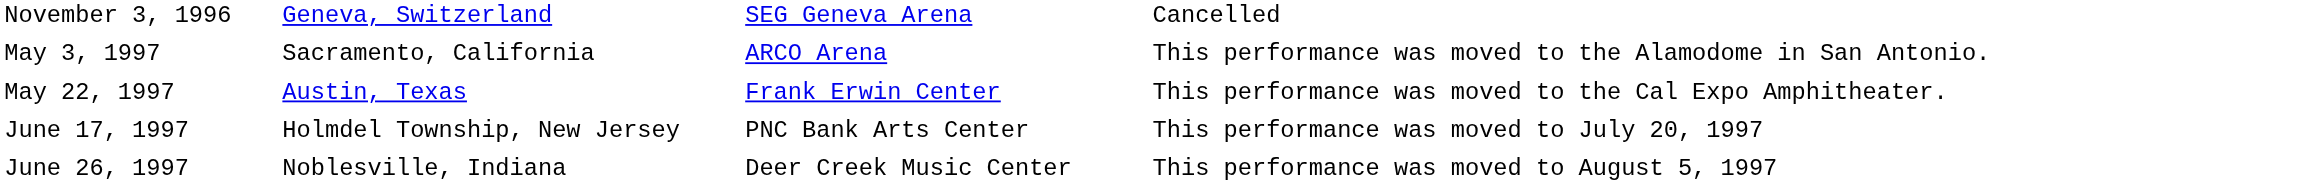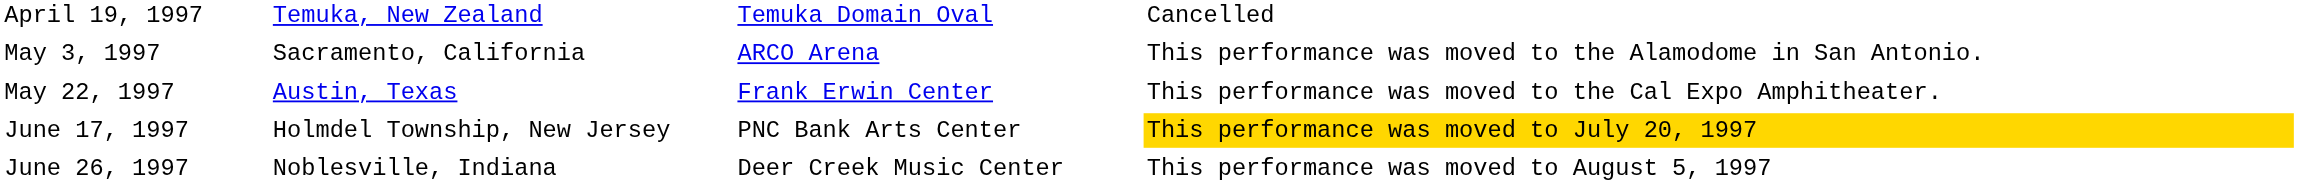- row: (118, 16)
+ row: (104, 16)
(1458, 131) no background -> (1452, 131) gold background
